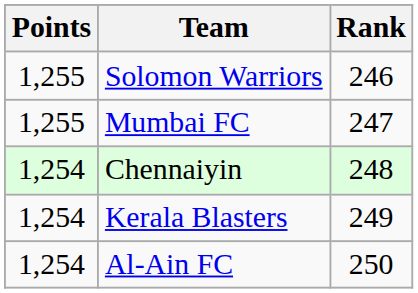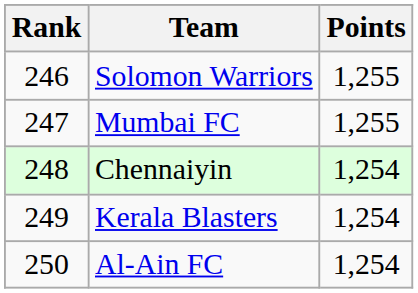columns swapped: (371, 28) <-> (51, 28)
